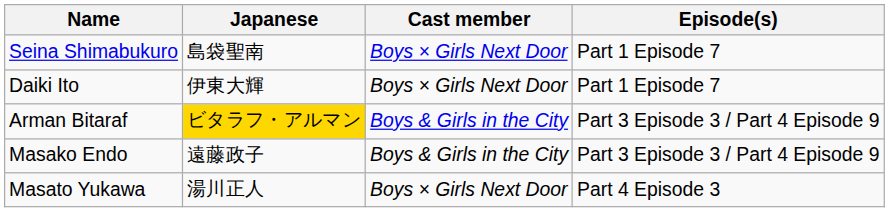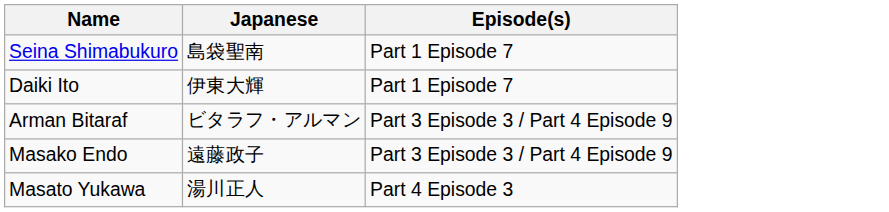- column: (469, 19)
(274, 120) gold background -> (274, 120) no background
